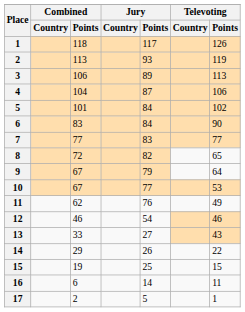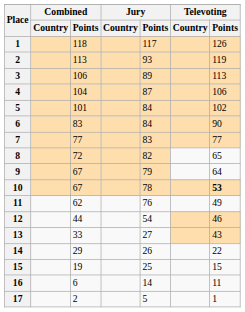(147, 187) 77 -> (147, 187) 78
(217, 187) normal -> (217, 187) bold
(77, 219) 46 -> (77, 219) 44
